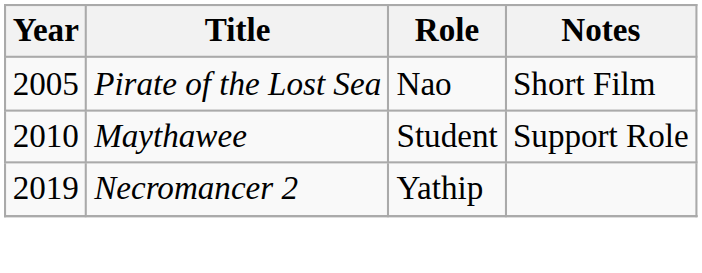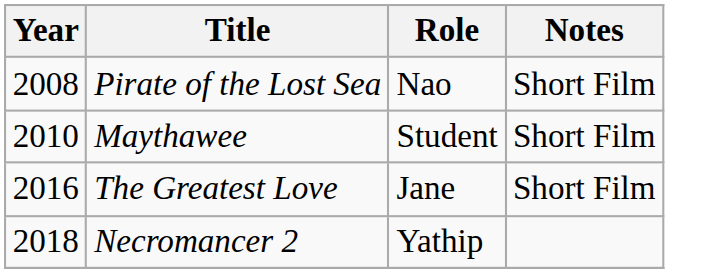(46, 83) 2005 -> (46, 83) 2008
(601, 135) Support Role -> (584, 135) Short Film
+ row: (216, 188)
(46, 188) 2019 -> (46, 240) 2018
